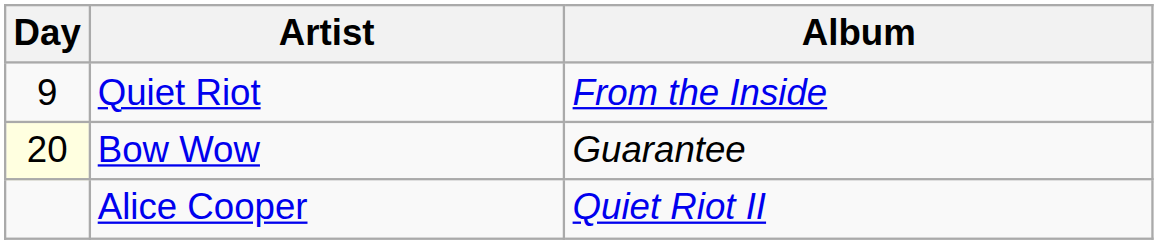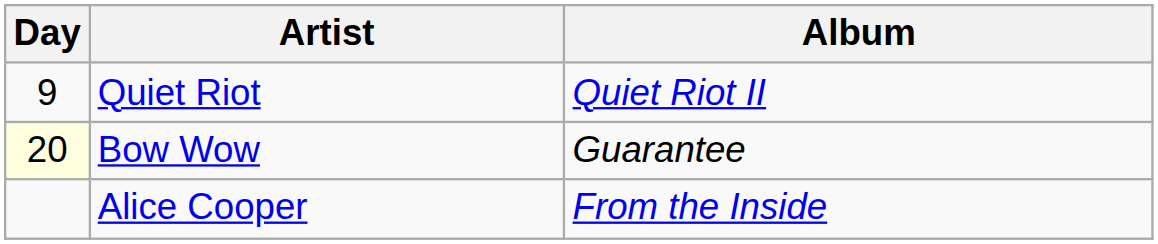(700, 91) From the Inside -> (669, 91) Quiet Riot II
(669, 207) Quiet Riot II -> (700, 207) From the Inside
